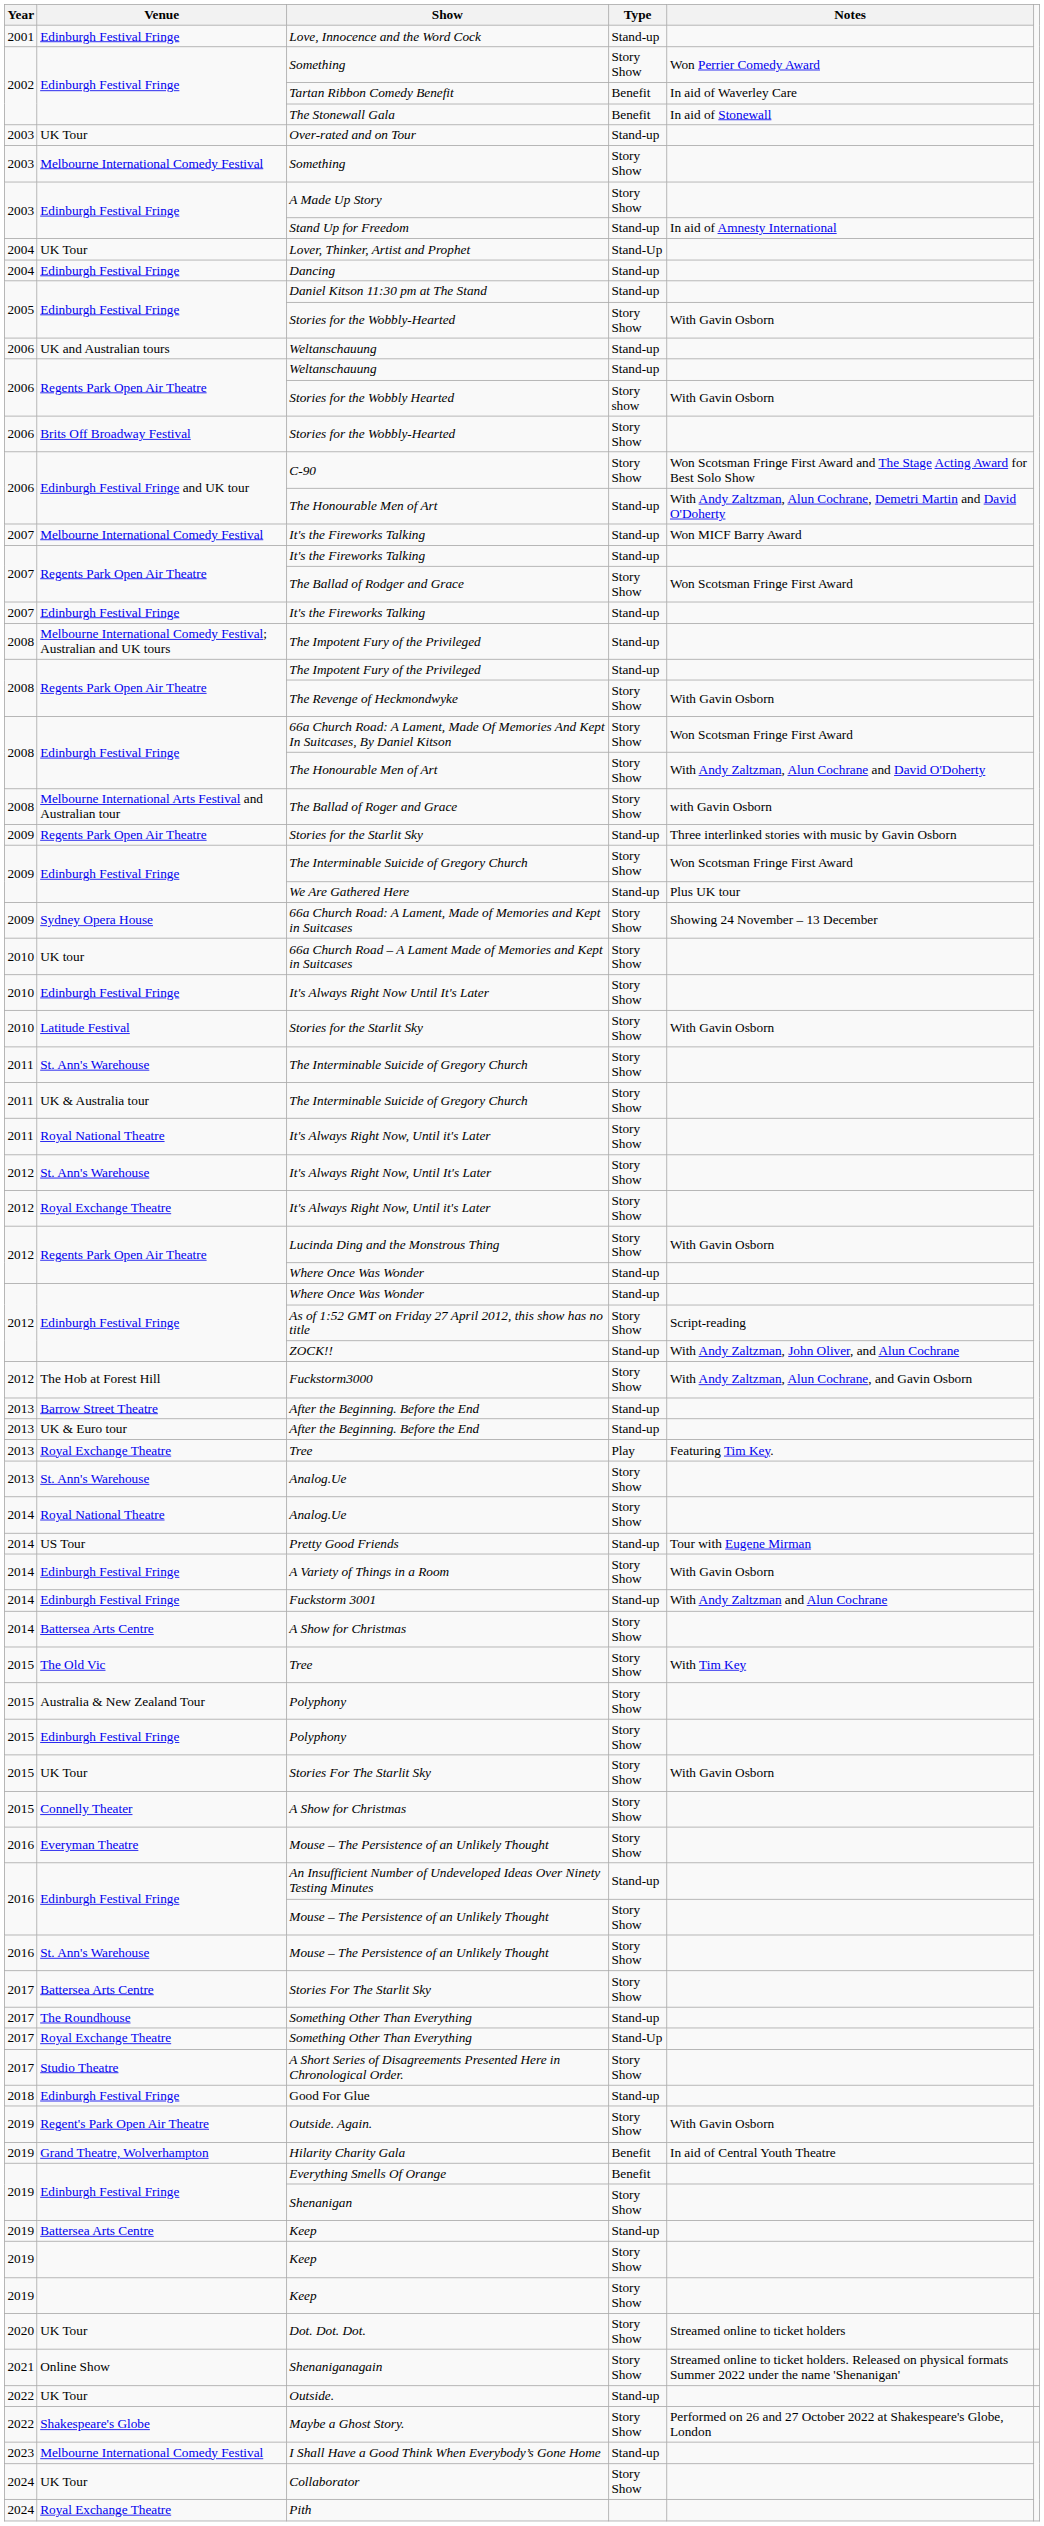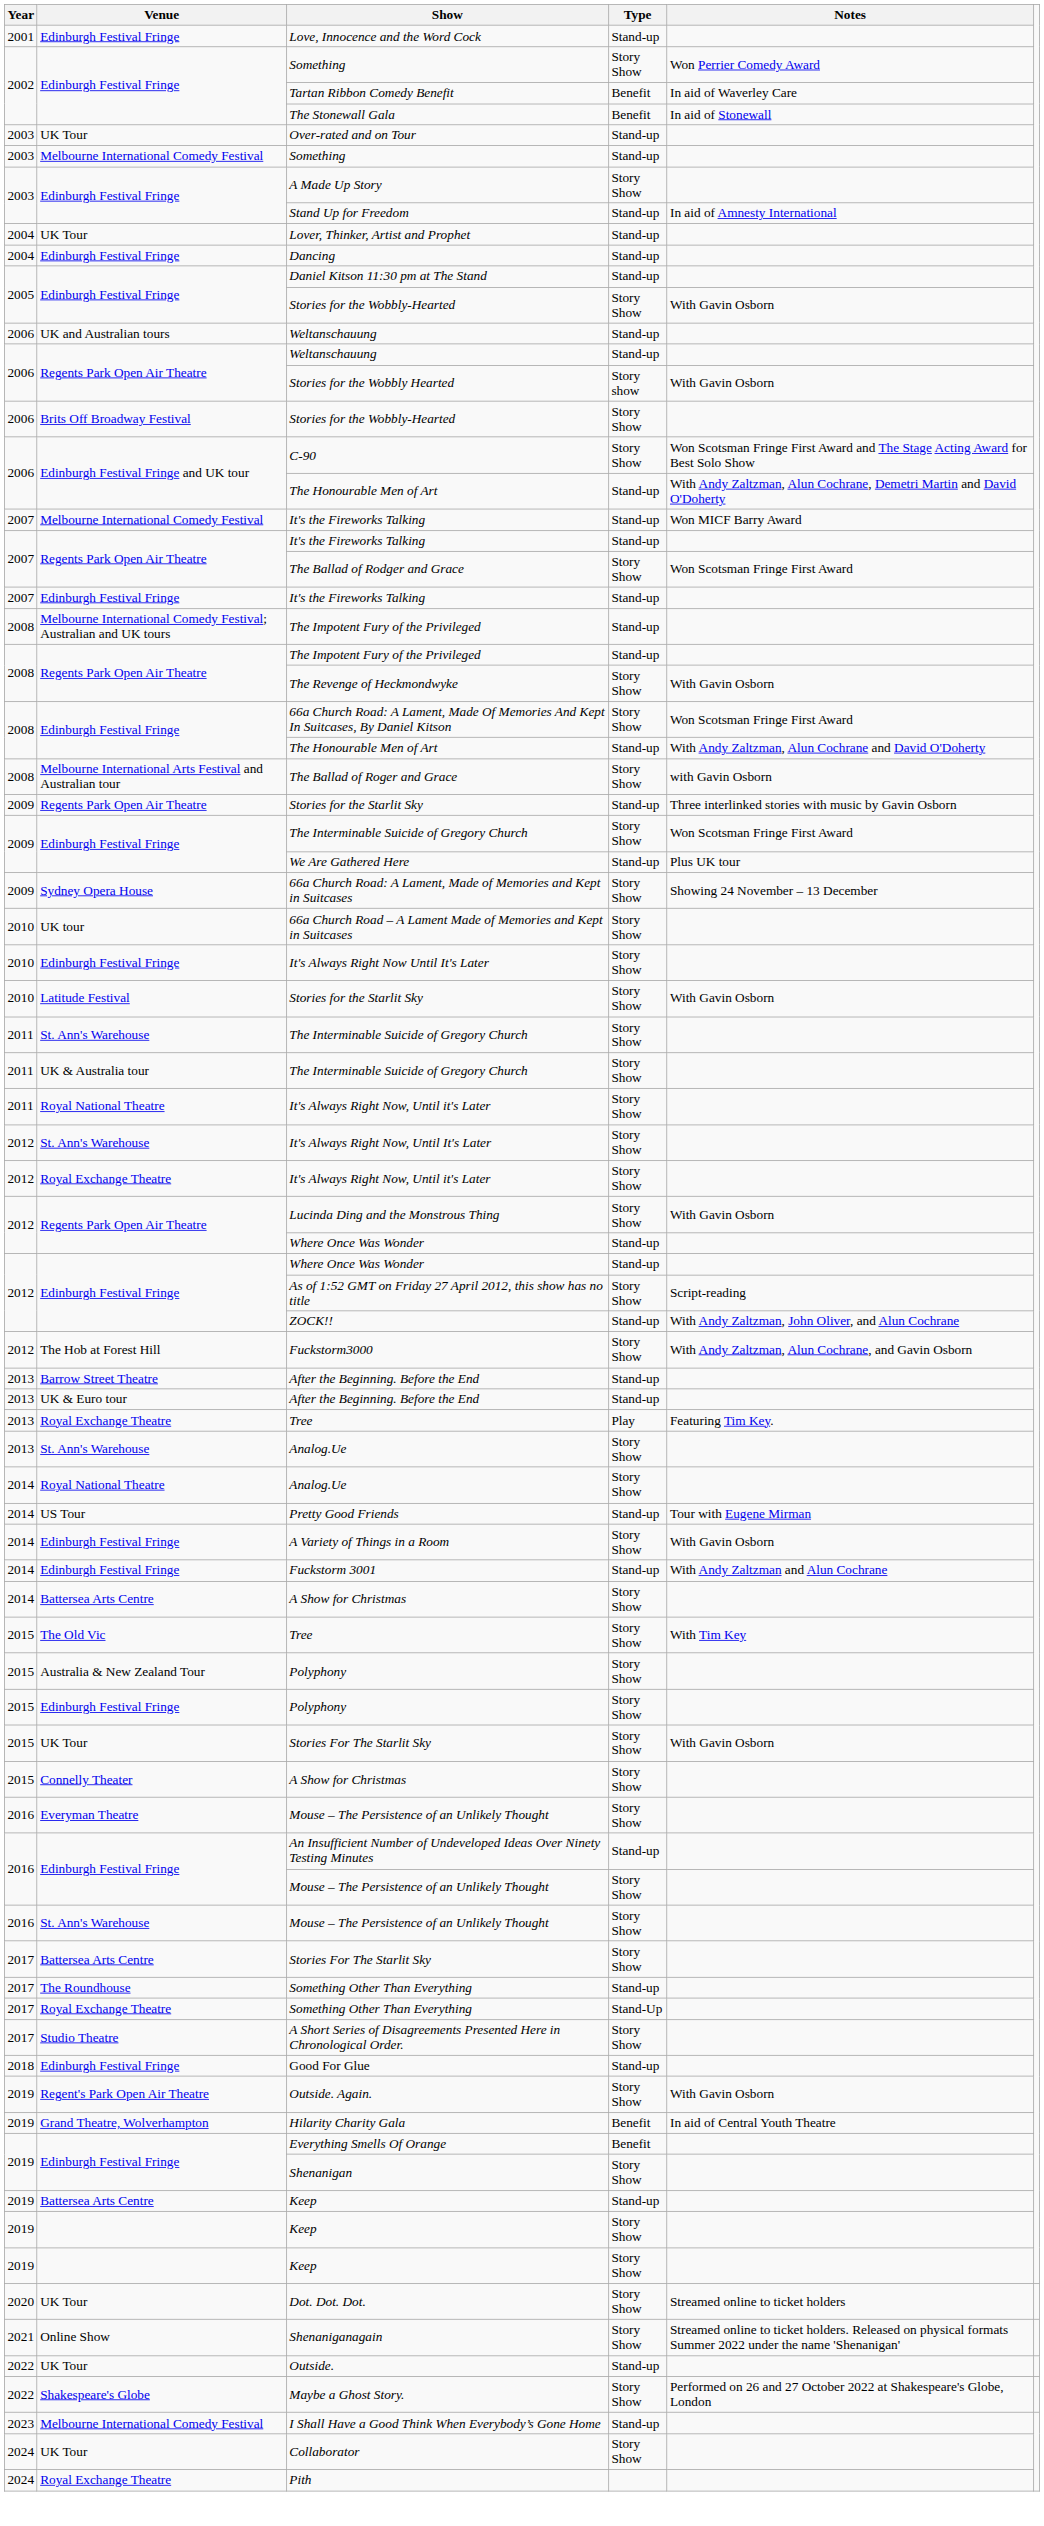(627, 163) Story Show -> (635, 156) Stand-up
(637, 249) Stand-Up -> (635, 234) Stand-up
(627, 770) Story Show -> (635, 748) Stand-up
